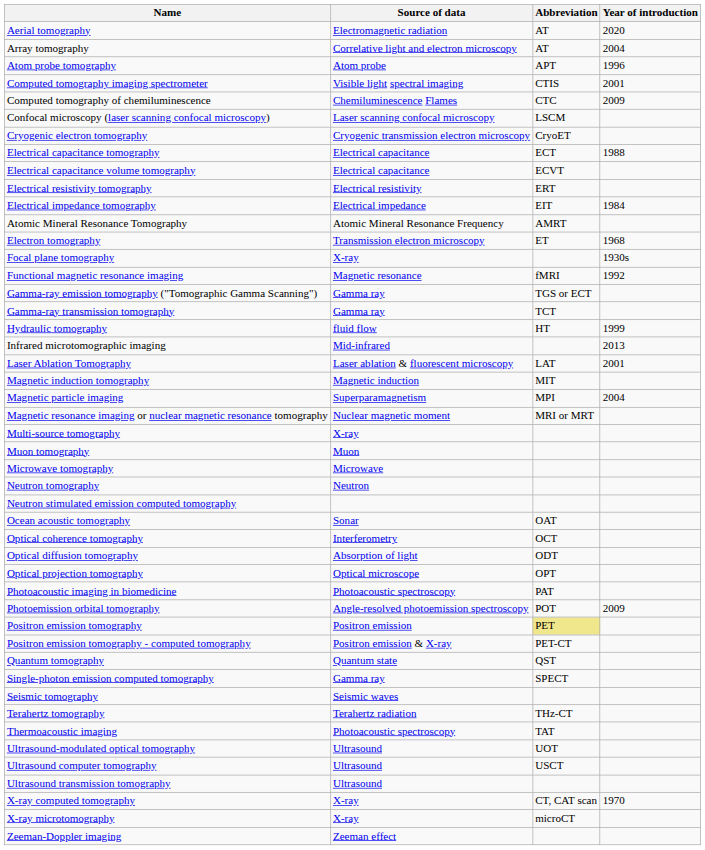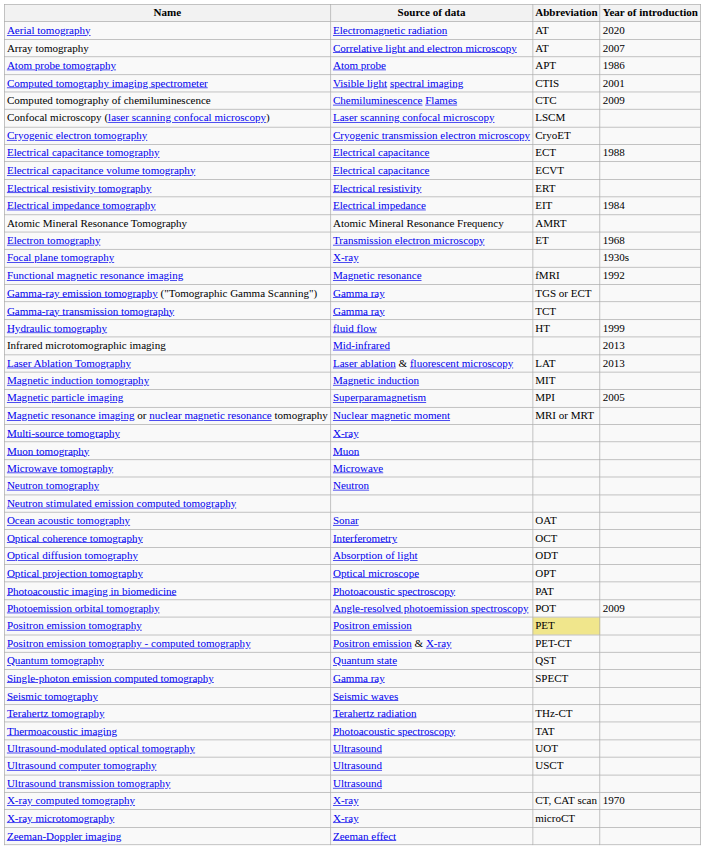(614, 48) 2004 -> (614, 48) 2007
(614, 65) 1996 -> (614, 65) 1986
(614, 363) 2001 -> (614, 363) 2013
(614, 398) 2004 -> (614, 398) 2005
